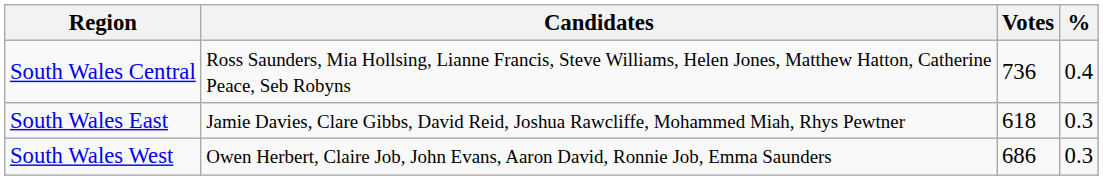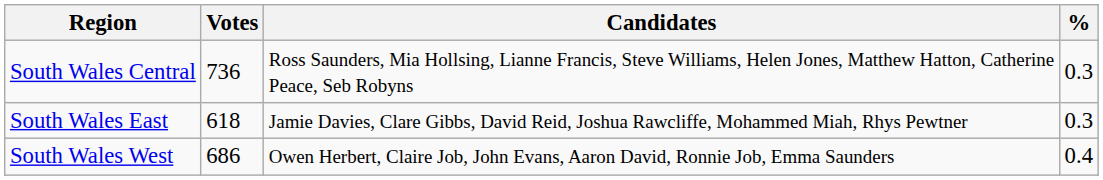columns swapped: (599, 22) <-> (1028, 22)
(1079, 71) 0.4 -> (1079, 71) 0.3
(1079, 156) 0.3 -> (1079, 156) 0.4
